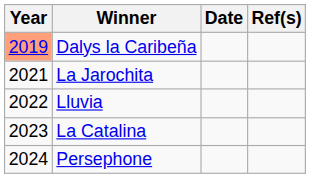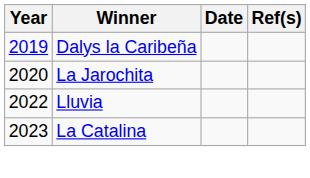(28, 46) lightsalmon background -> (28, 46) no background
(28, 74) 2021 -> (28, 74) 2020
- row: (104, 159)
